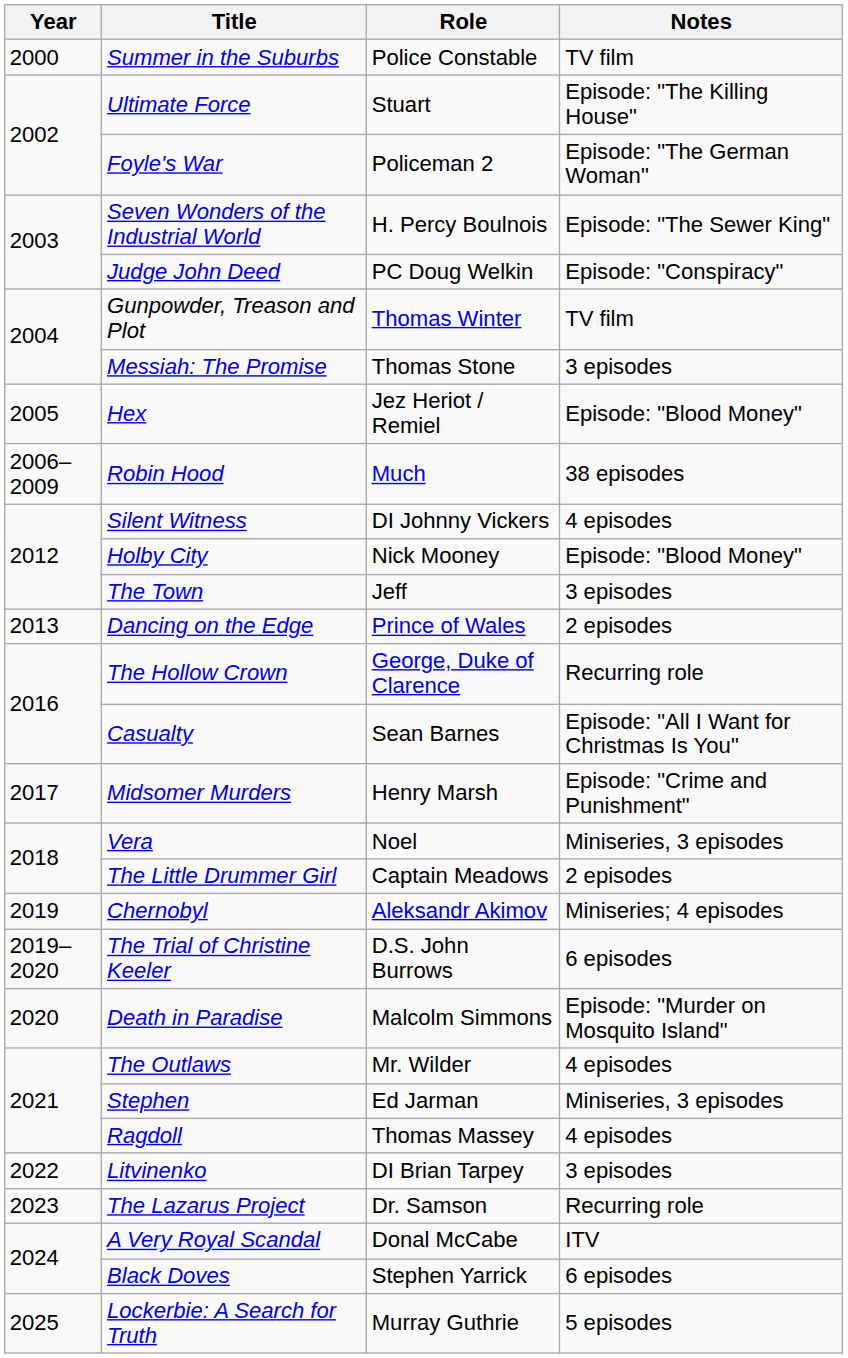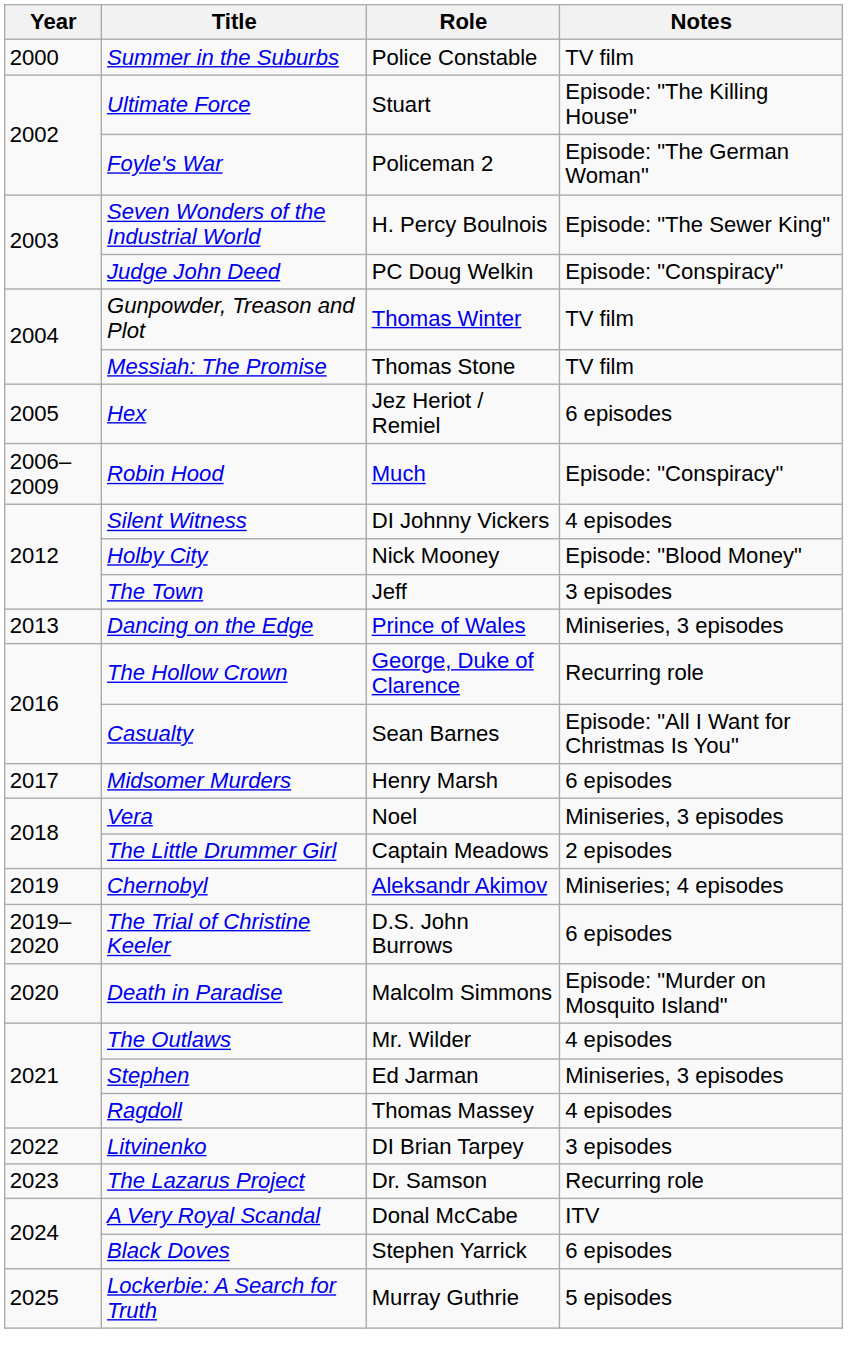(619, 366) 3 episodes -> (600, 366) TV film
(684, 413) Episode: "Blood Money" -> (619, 413) 6 episodes
(625, 473) 38 episodes -> (674, 473) Episode: "Conspiracy"
(619, 626) 2 episodes -> (674, 626) Miniseries, 3 episodes
(666, 793) Episode: "Crime and Punishment" -> (619, 781) 6 episodes
